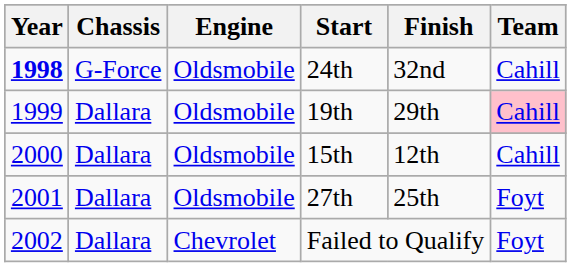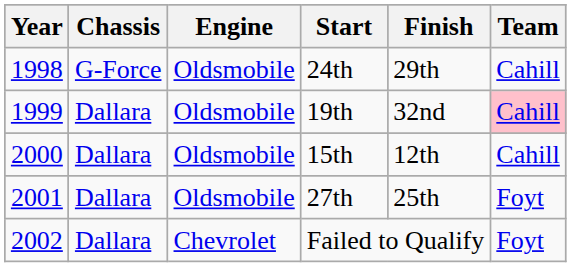(37, 68) bold -> (37, 68) normal
(419, 68) 32nd -> (416, 68) 29th
(416, 111) 29th -> (419, 111) 32nd
